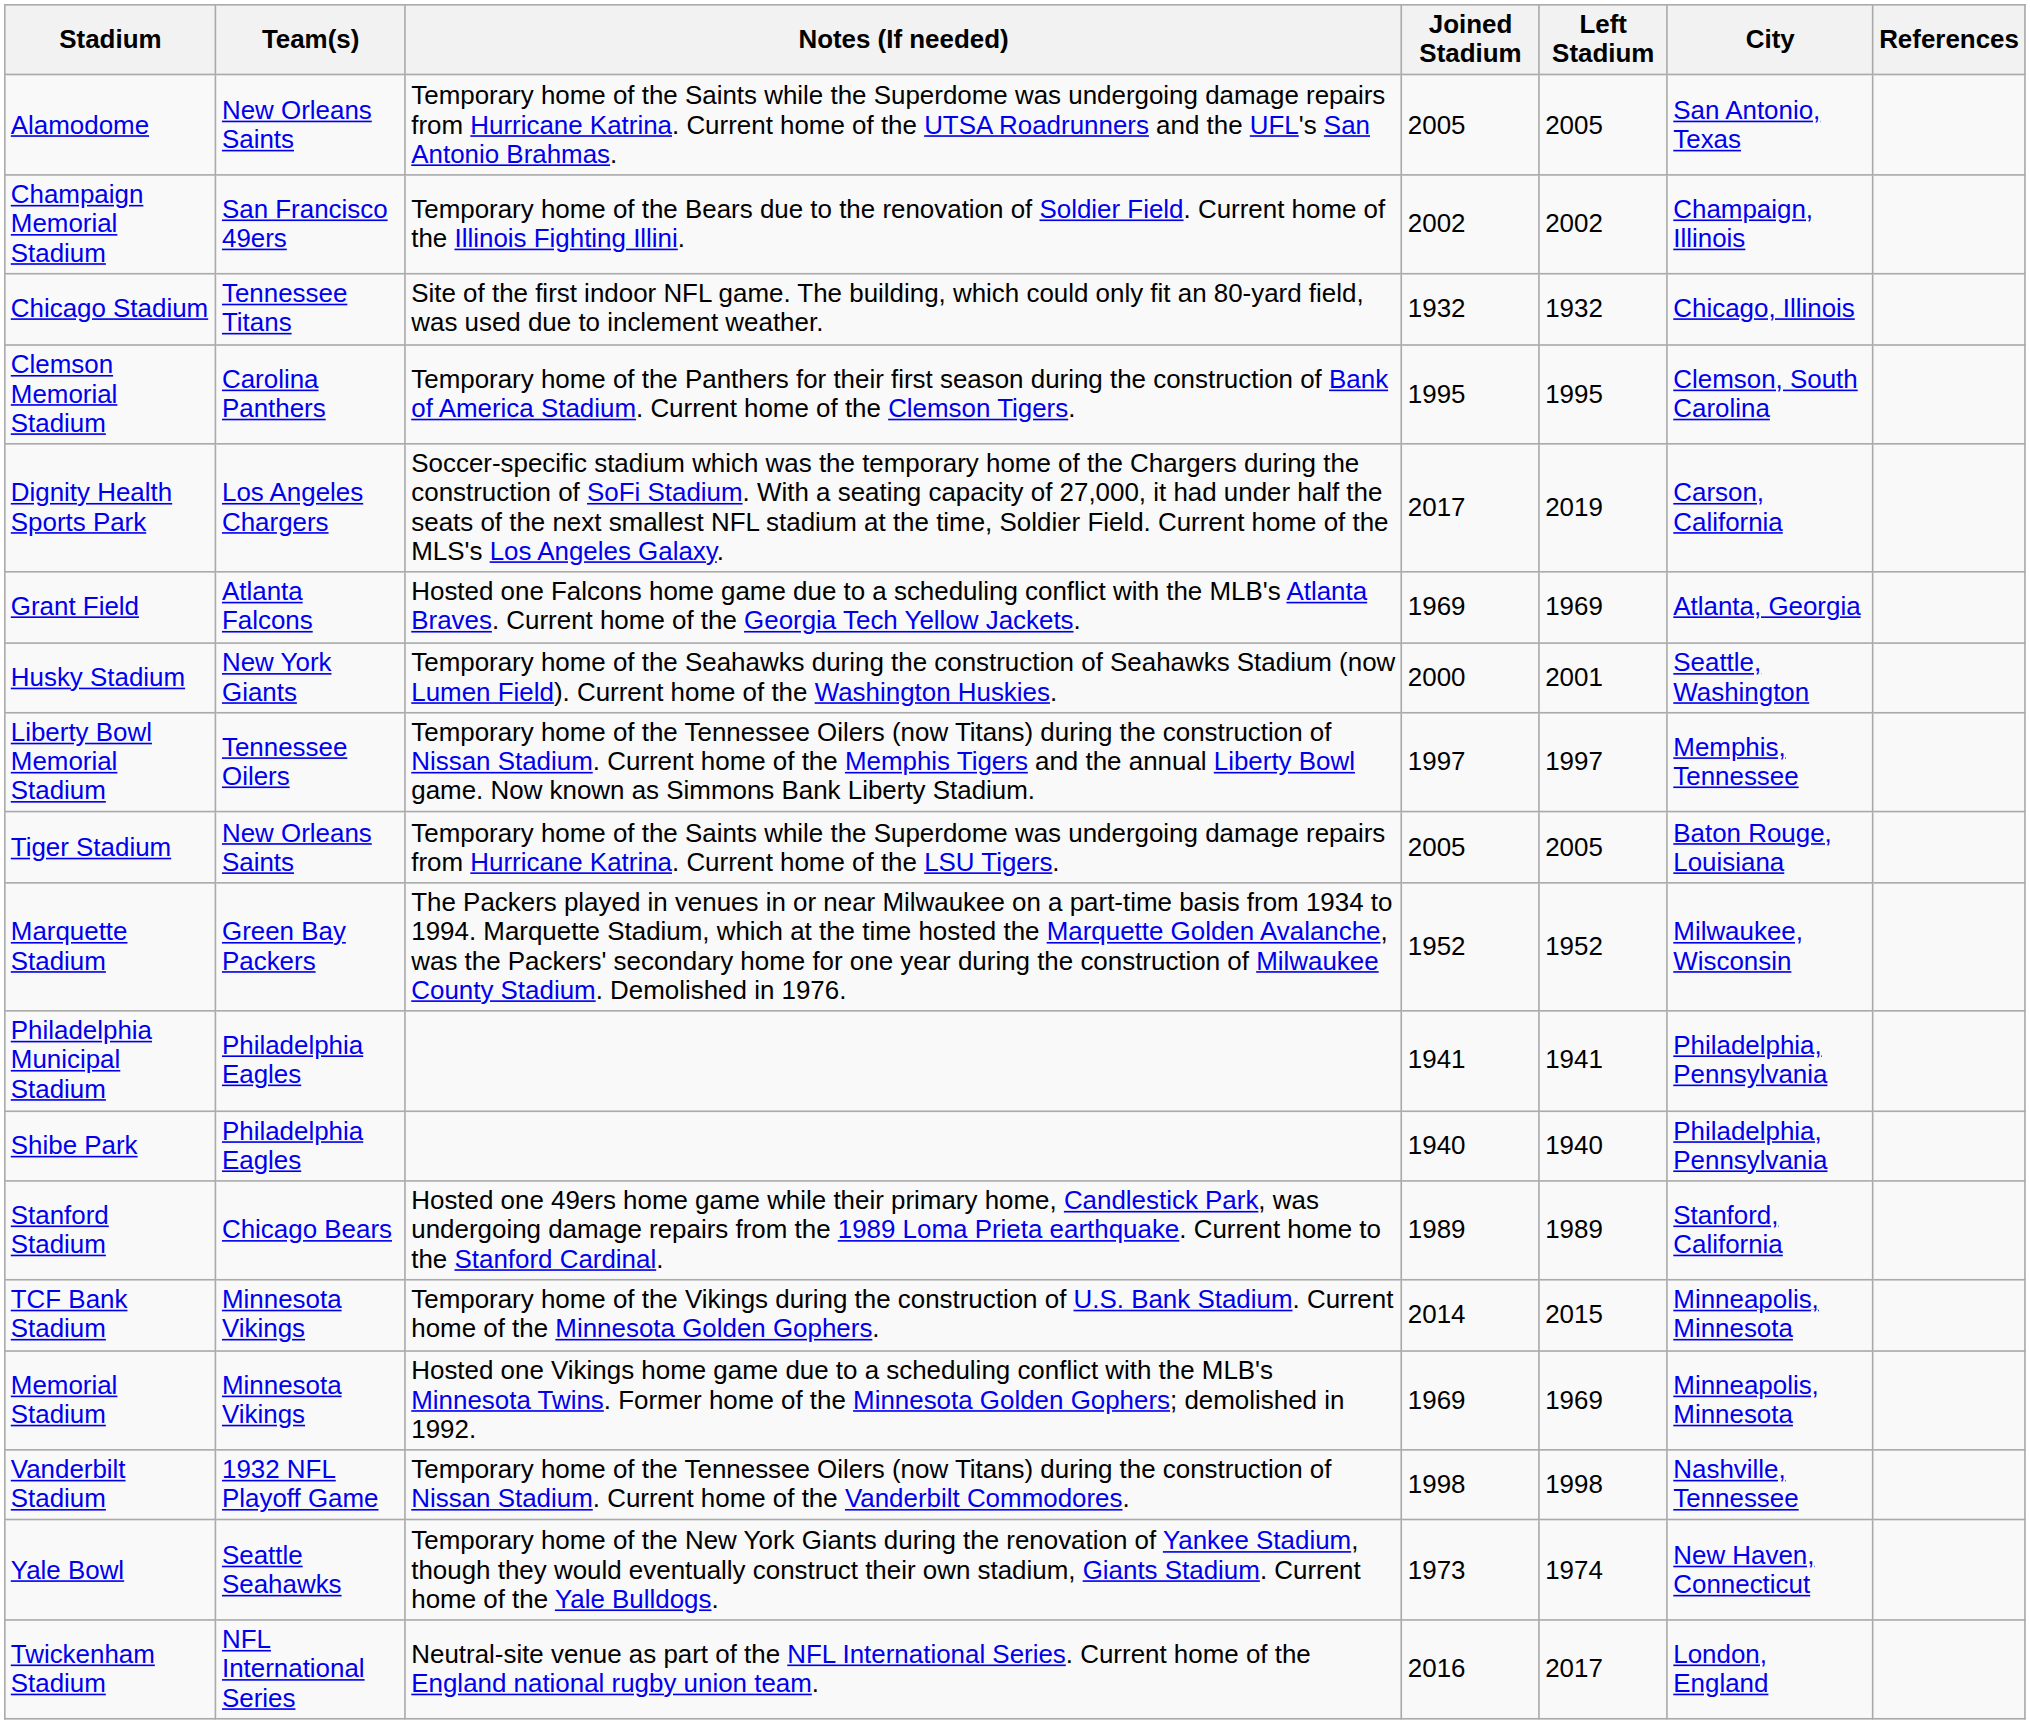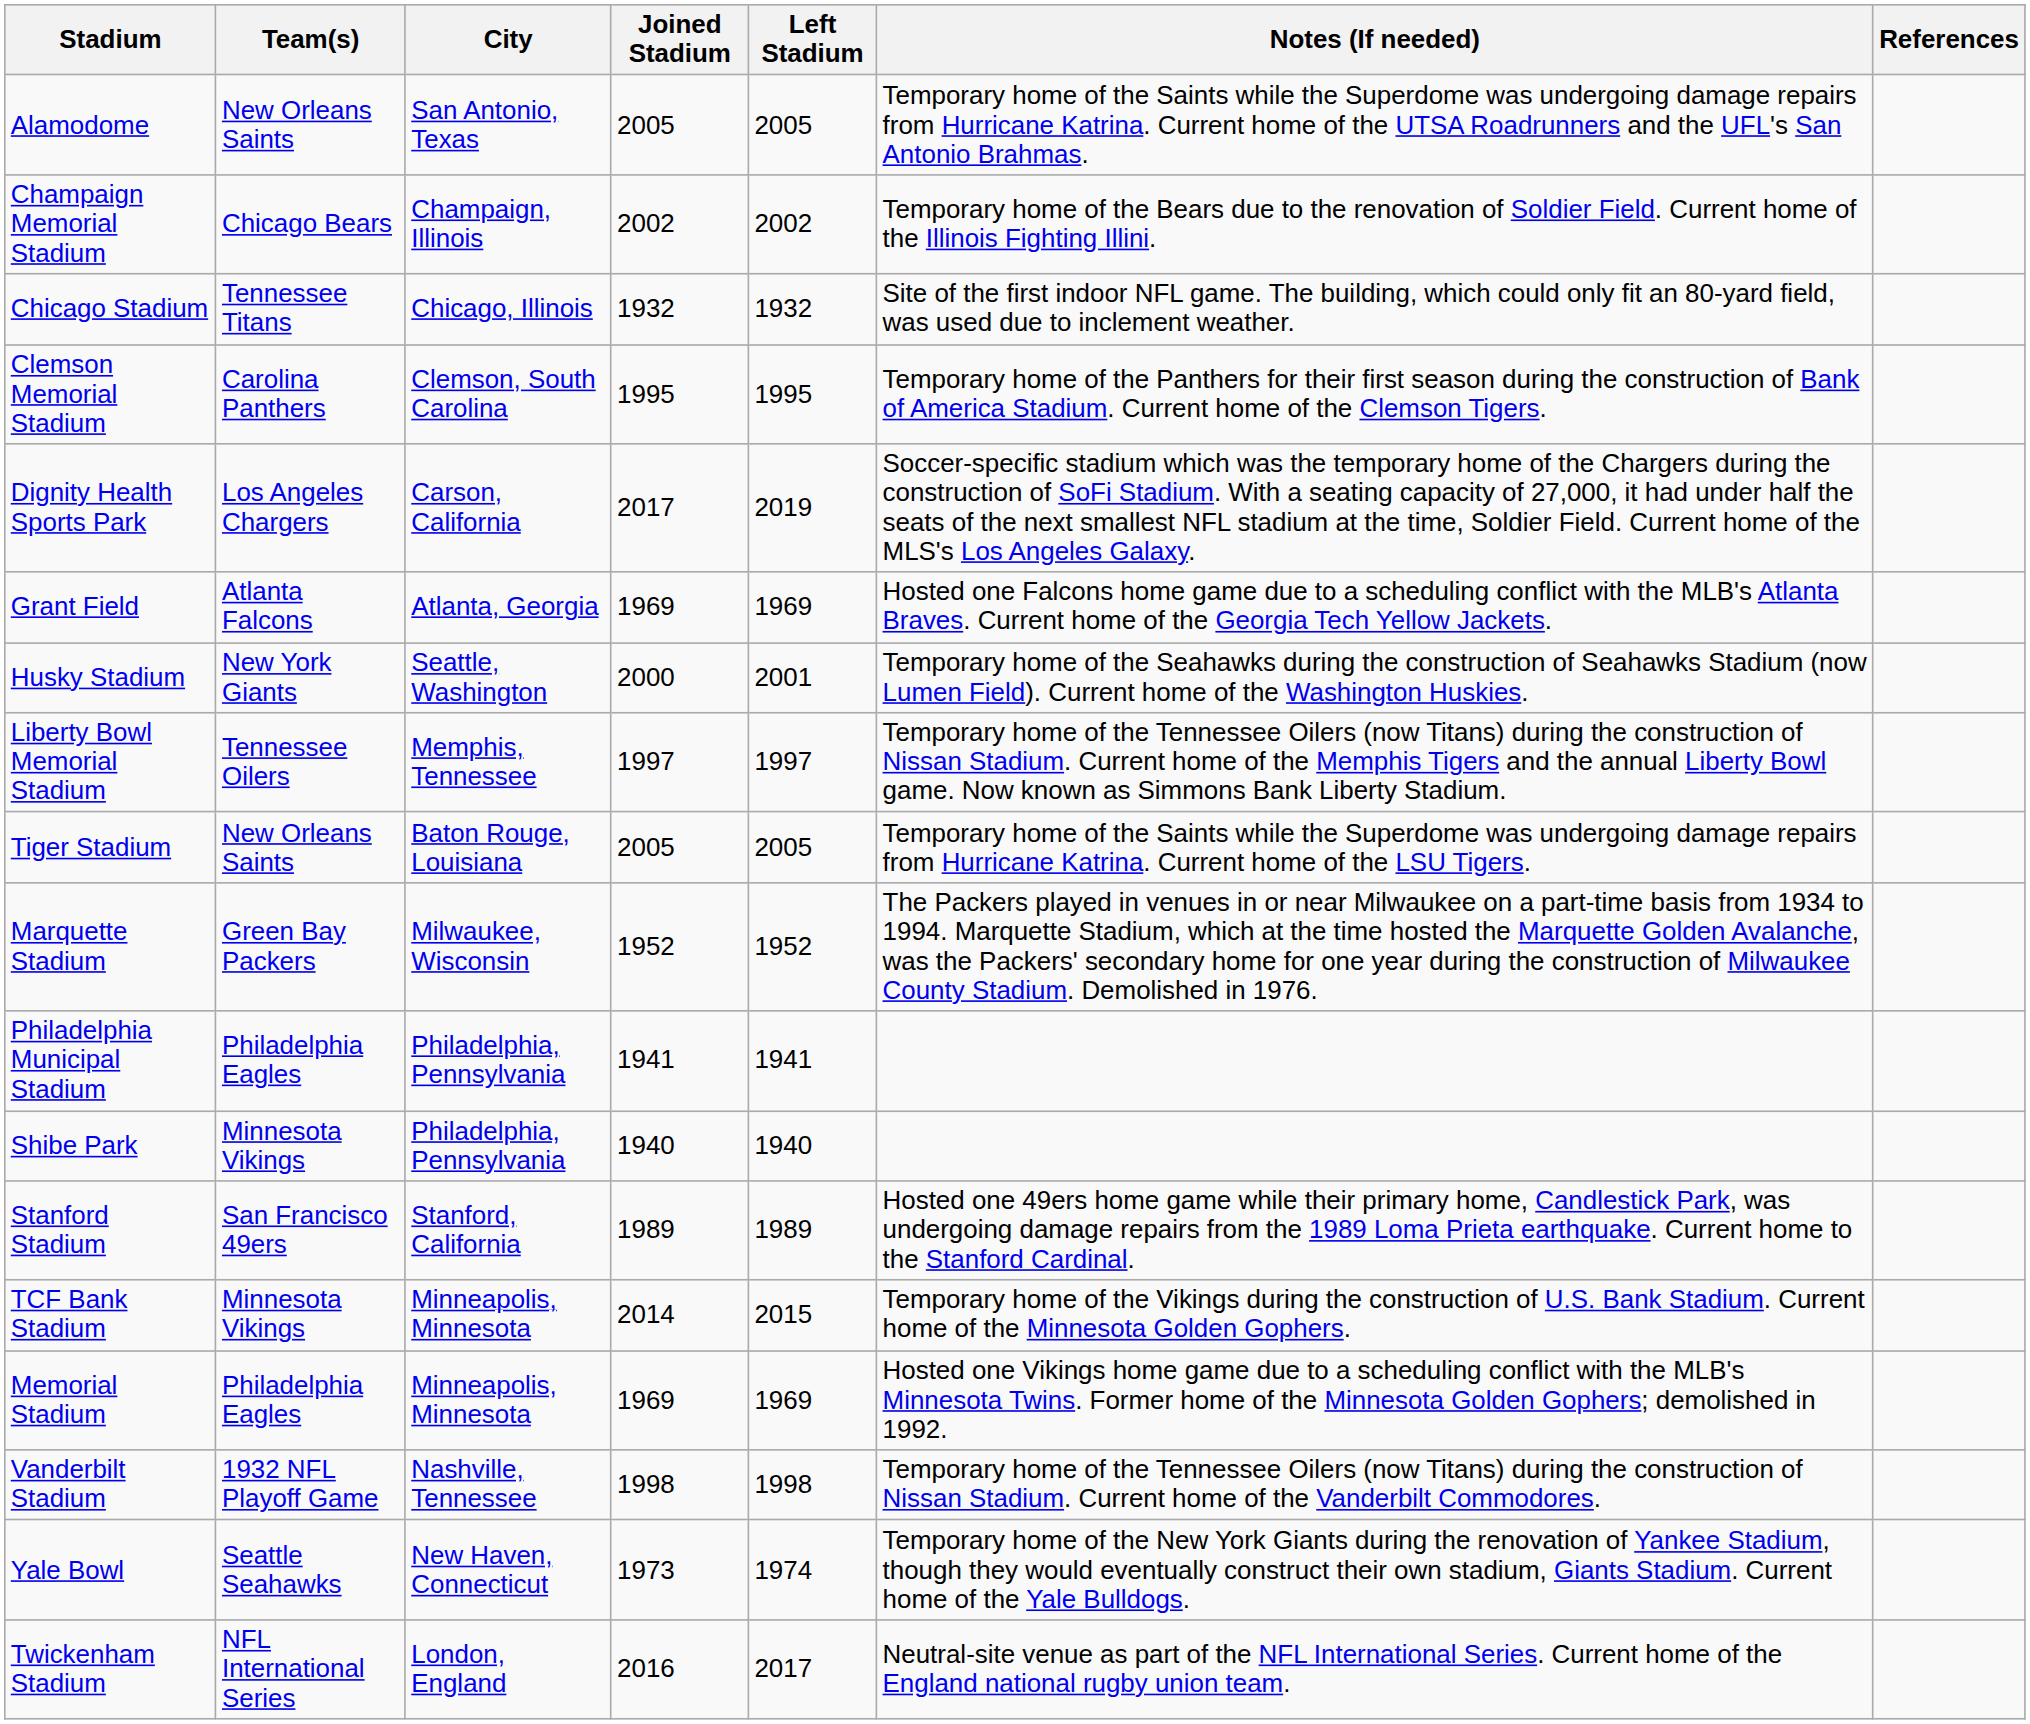columns swapped: (1770, 39) <-> (904, 39)
(305, 223) San Francisco 49ers -> (307, 223) Chicago Bears
(293, 1145) Philadelphia Eagles -> (282, 1145) Minnesota Vikings
(307, 1230) Chicago Bears -> (305, 1230) San Francisco 49ers
(282, 1399) Minnesota Vikings -> (293, 1399) Philadelphia Eagles
